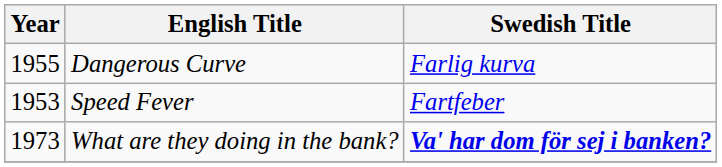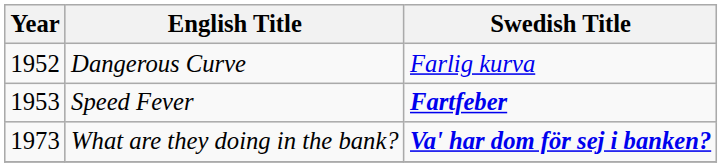(35, 63) 1955 -> (35, 63) 1952
(457, 102) normal -> (459, 102) bold
